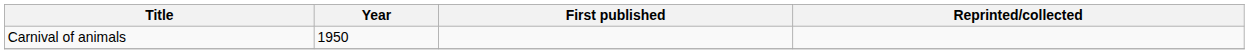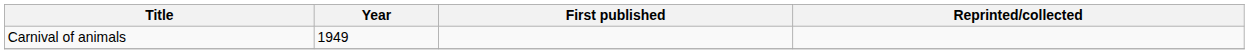(333, 37) 1950 -> (333, 37) 1949
